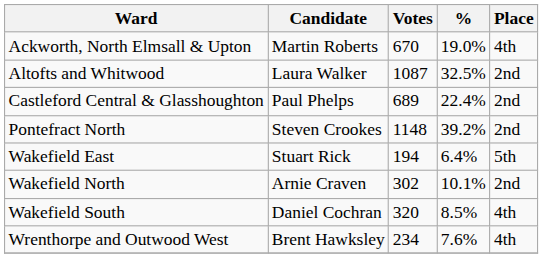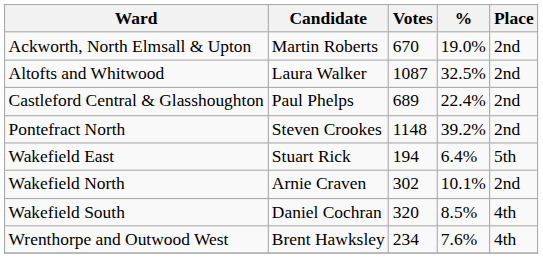(505, 45) 4th -> (507, 45) 2nd
